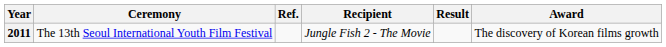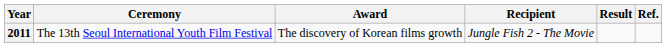columns swapped: (567, 14) <-> (288, 14)
